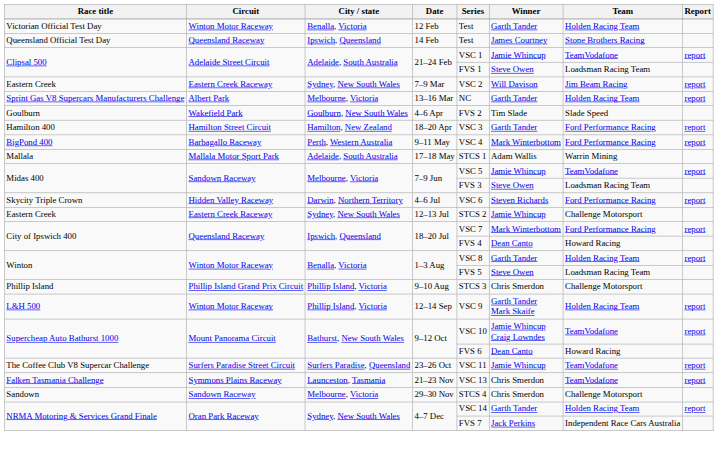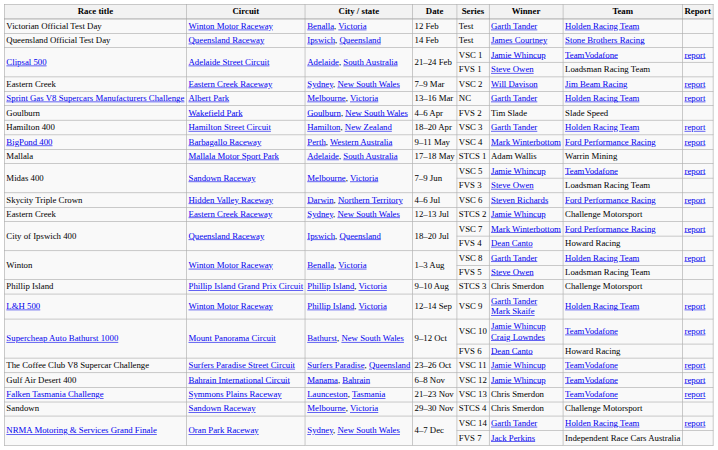(610, 128) Ford Performance Racing -> (602, 128) Holden Racing Team
+ row: (41, 380)
